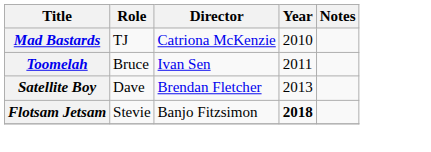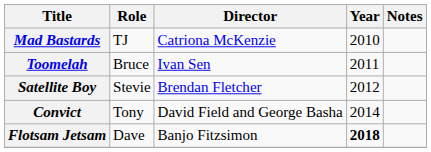(129, 87) Dave -> (132, 87) Stevie
(298, 87) 2013 -> (365, 87) 2012
+ row: (57, 111)
(132, 111) Stevie -> (129, 135) Dave
